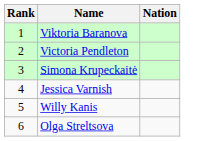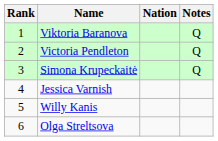+ column: (196, 13)
